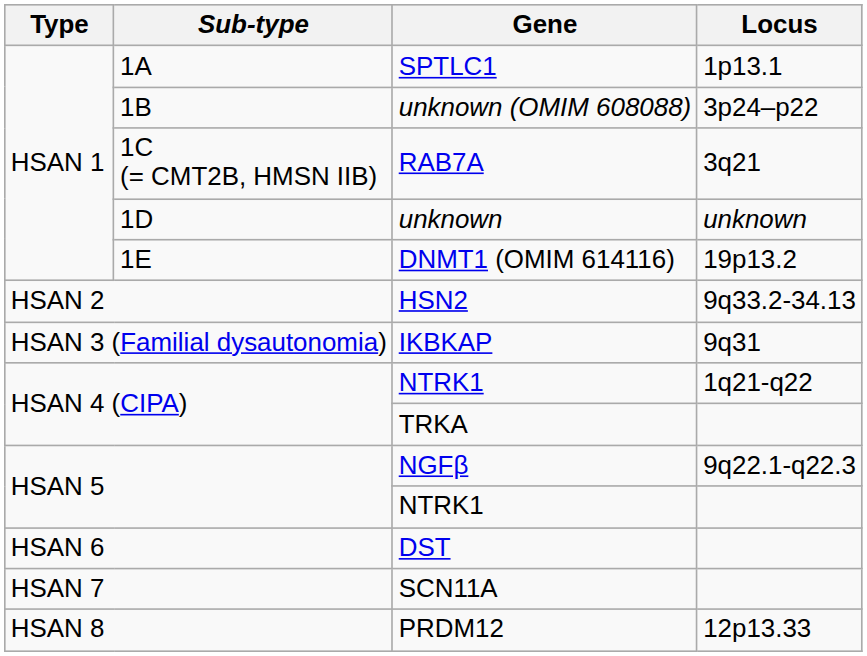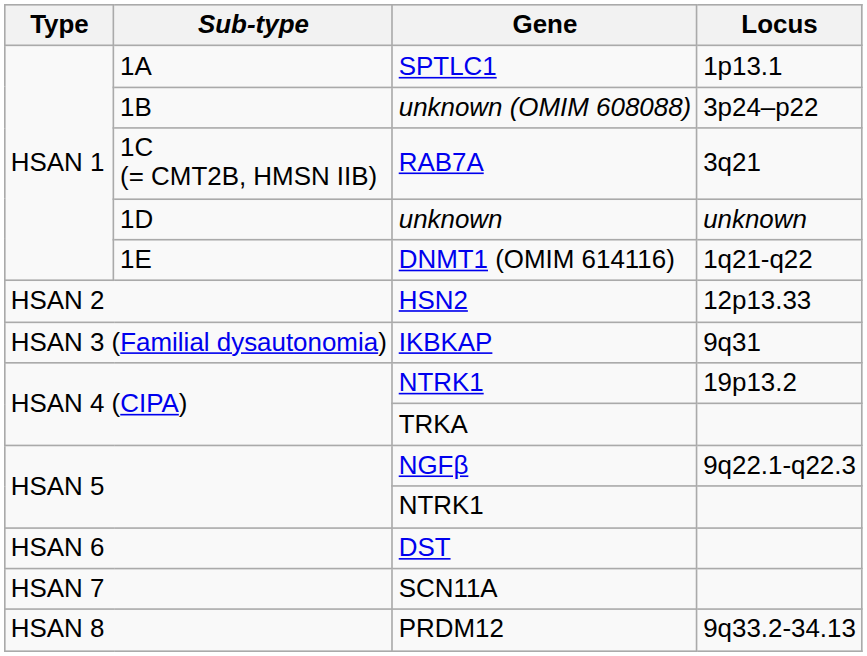(750, 259) 19p13.2 -> (758, 259) 1q21-q22
(780, 300) 9q33.2-34.13 -> (757, 300) 12p13.33
(758, 383) 1q21-q22 -> (750, 383) 19p13.2
(757, 629) 12p13.33 -> (780, 629) 9q33.2-34.13
